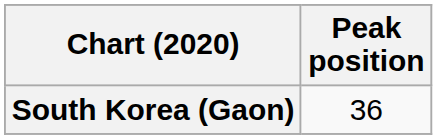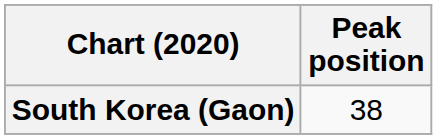(366, 109) 36 -> (366, 109) 38
